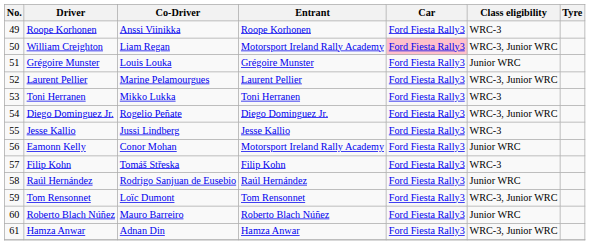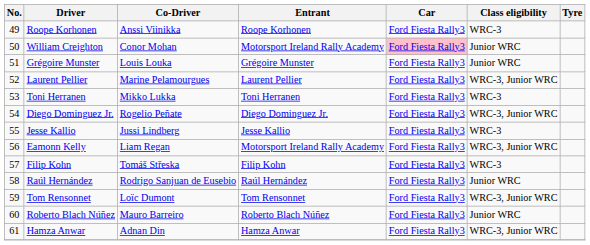(145, 46) Liam Regan -> (148, 46) Conor Mohan
(514, 46) WRC-3, Junior WRC -> (495, 46) Junior WRC
(148, 147) Conor Mohan -> (145, 147) Liam Regan
(495, 147) Junior WRC -> (514, 147) WRC-3, Junior WRC
